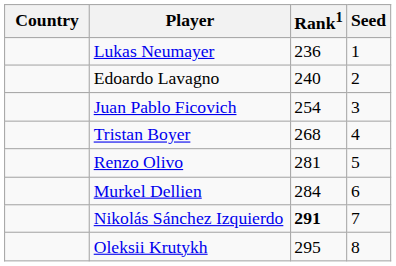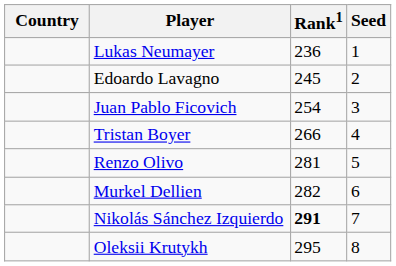(308, 79) 240 -> (308, 79) 245
(308, 134) 268 -> (308, 134) 266
(308, 190) 284 -> (308, 190) 282
